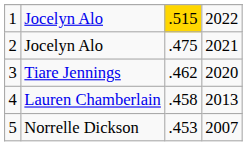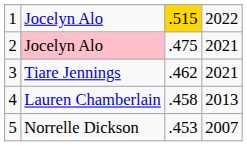(64, 45) no background -> (64, 45) pink background
(222, 72) 2020 -> (222, 72) 2021
